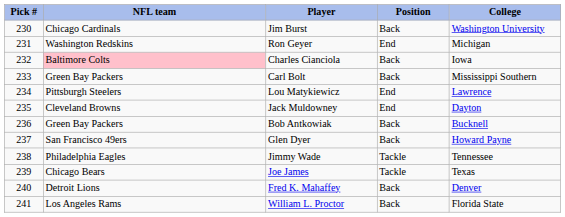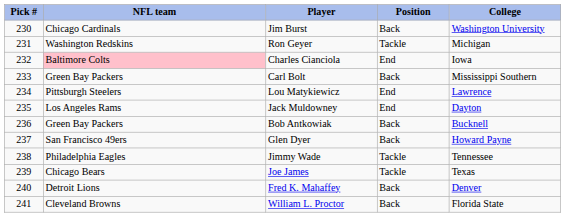(387, 44) End -> (393, 44) Tackle
(390, 60) Back -> (387, 60) End
(83, 108) Cleveland Browns -> (83, 108) Los Angeles Rams
(83, 204) Los Angeles Rams -> (83, 204) Cleveland Browns
